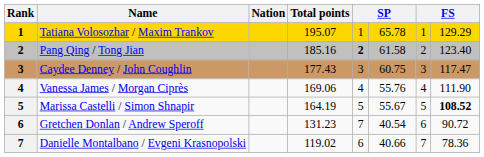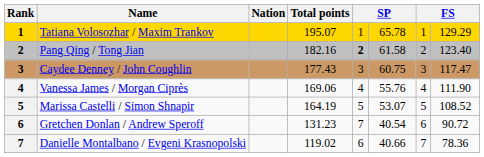(320, 50) 185.16 -> (320, 50) 182.16
(392, 106) 55.67 -> (392, 106) 53.07
(455, 106) bold -> (455, 106) normal
